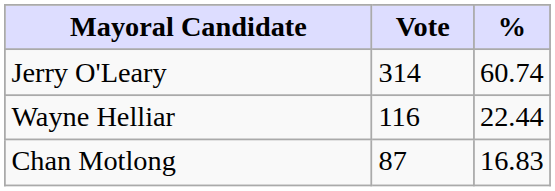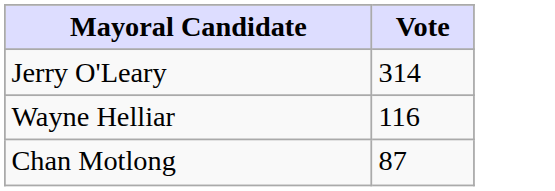- column: (512, 26)
